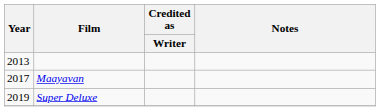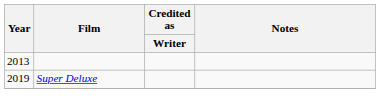- row: (18, 79)
